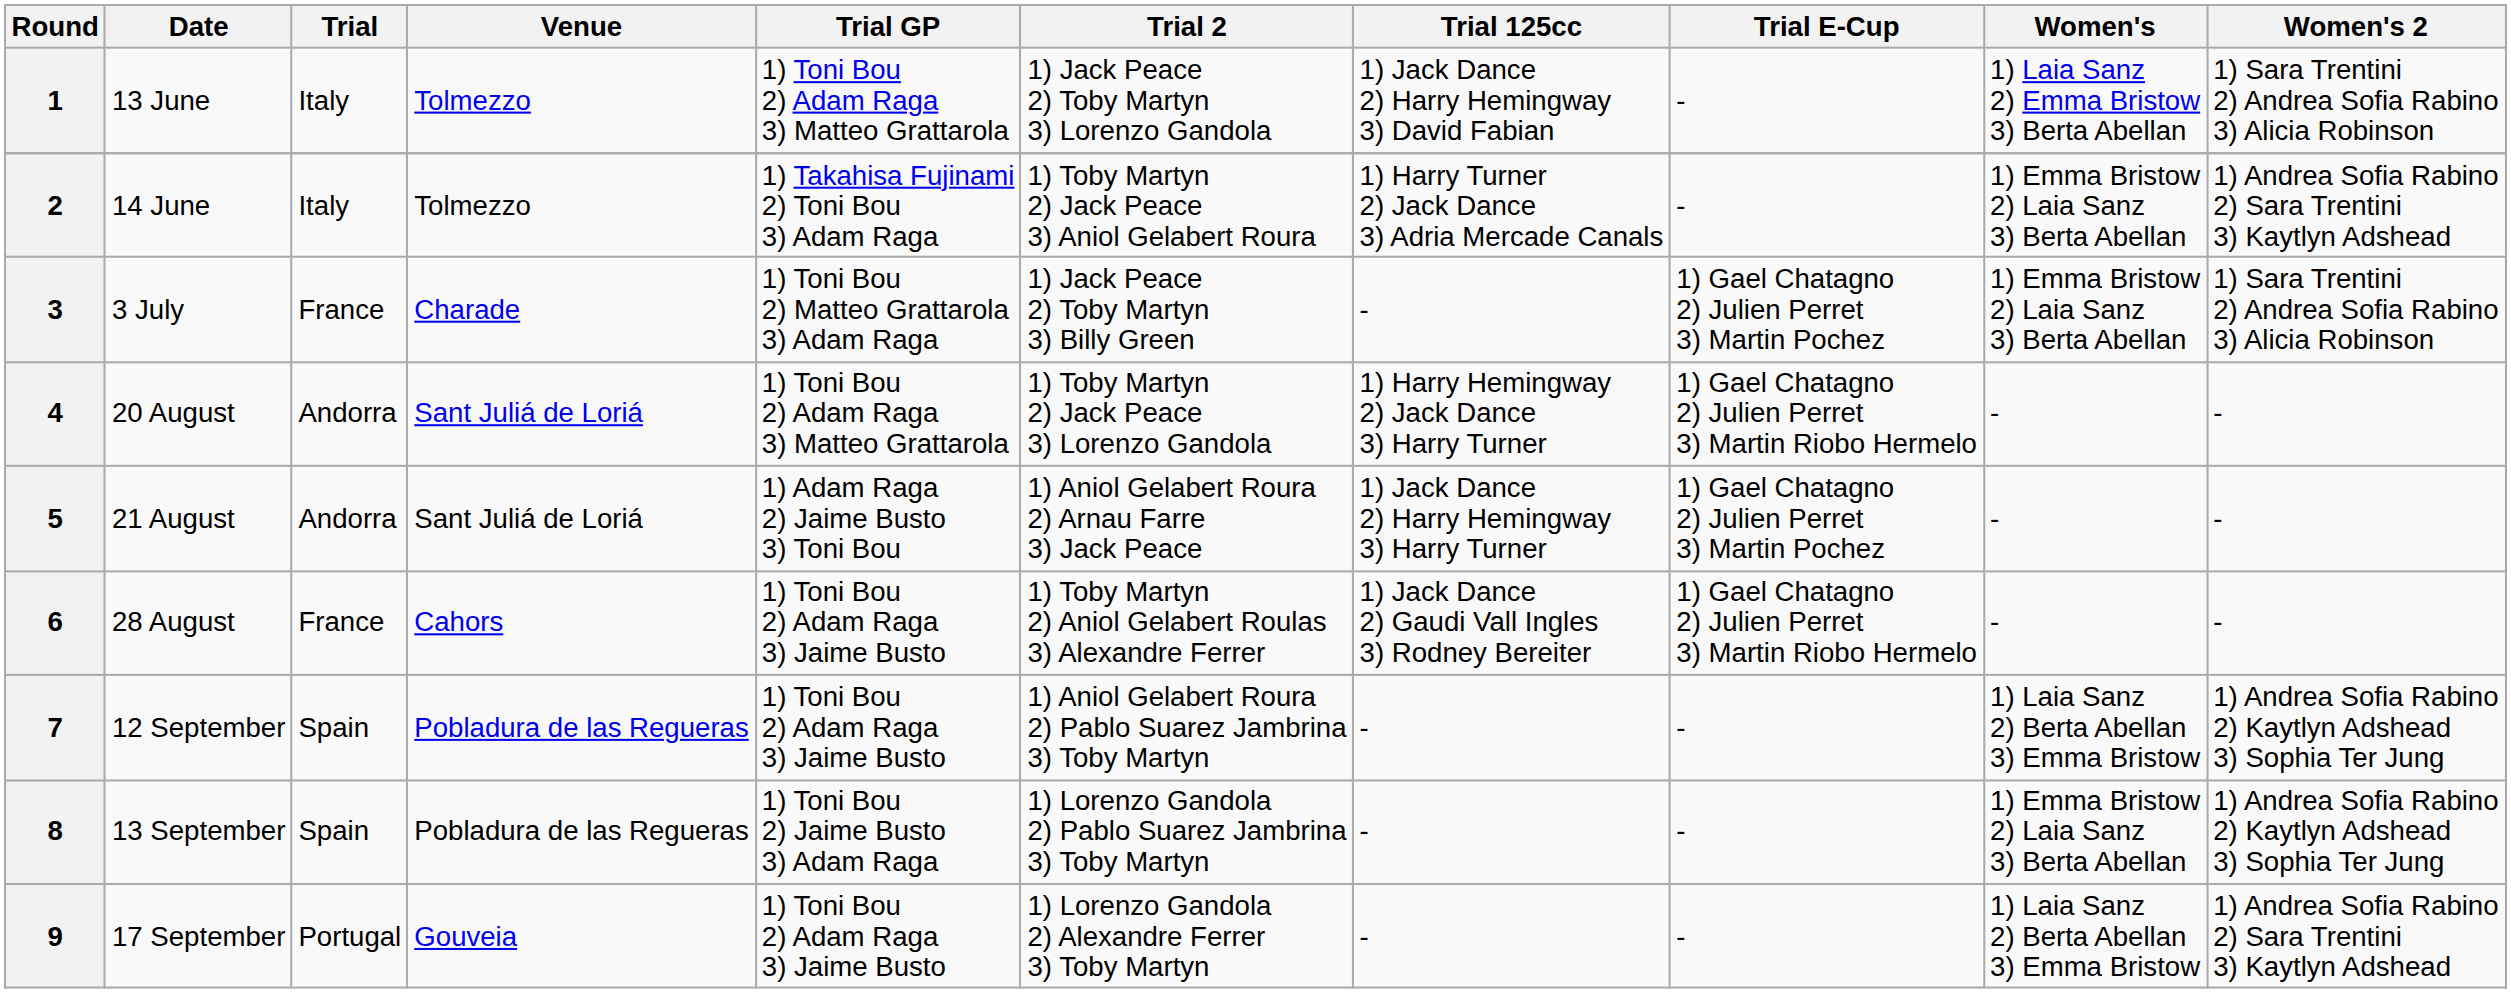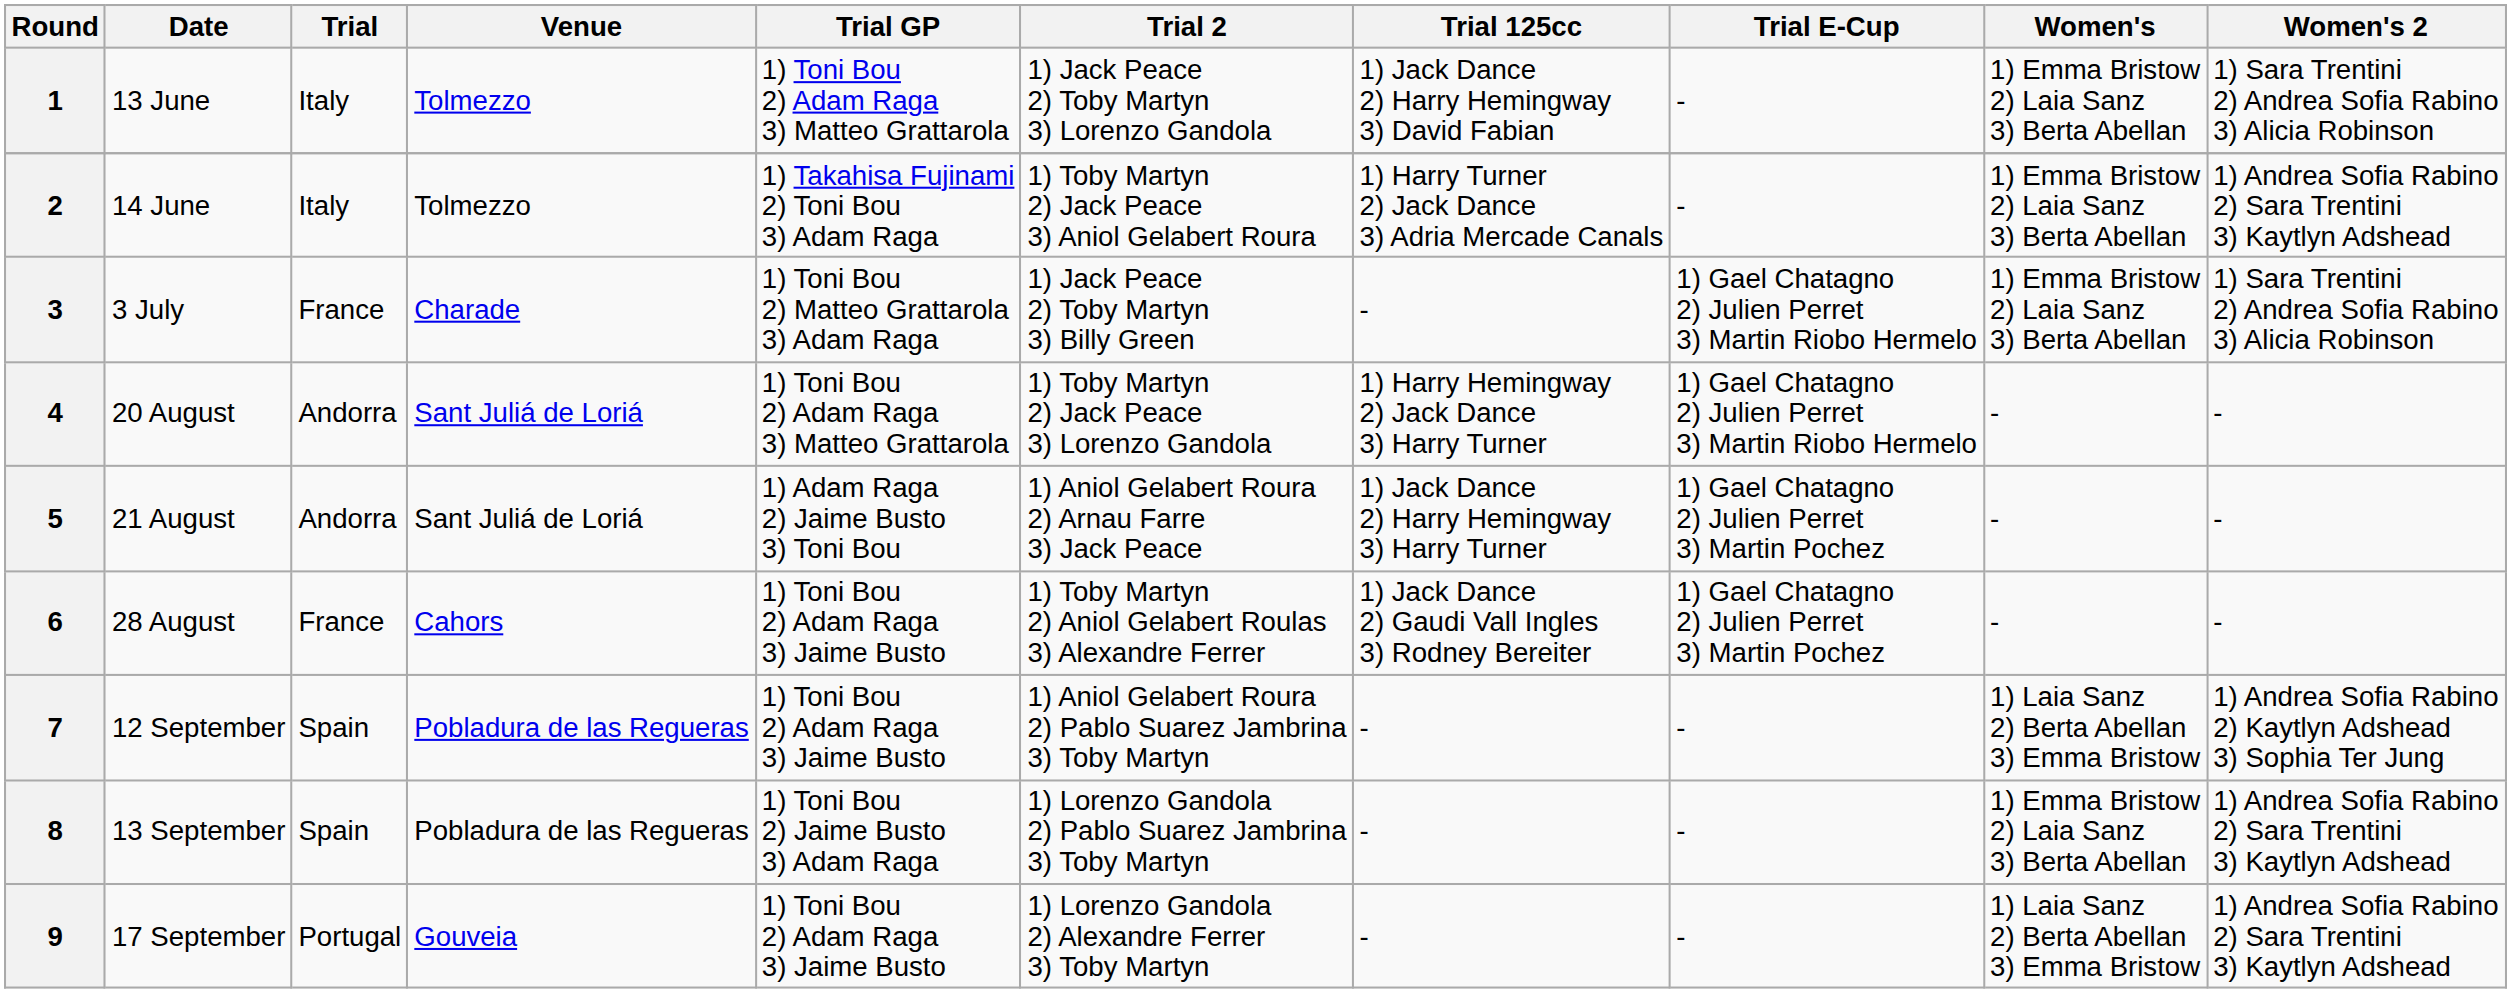(2095, 100) 1) Laia Sanz 2) Emma Bristow 3) Berta Abellan -> (2095, 100) 1) Emma Bristow 2) Laia Sanz 3) Berta Abellan
(1785, 309) 1) Gael Chatagno 2) Julien Perret 3) Martin Pochez -> (1827, 309) 1) Gael Chatagno 2) Julien Perret 3) Martin Riobo Hermelo
(1827, 622) 1) Gael Chatagno 2) Julien Perret 3) Martin Riobo Hermelo -> (1785, 622) 1) Gael Chatagno 2) Julien Perret 3) Martin Pochez
(2356, 831) 1) Andrea Sofia Rabino 2) Kaytlyn Adshead 3) Sophia Ter Jung -> (2356, 831) 1) Andrea Sofia Rabino 2) Sara Trentini 3) Kaytlyn Adshead
